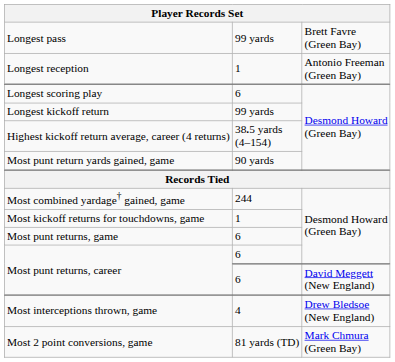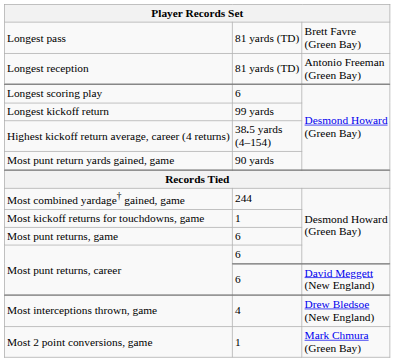(254, 37) 99 yards -> (267, 37) 81 yards (TD)
(238, 68) 1 -> (267, 68) 81 yards (TD)
(267, 341) 81 yards (TD) -> (238, 341) 1
